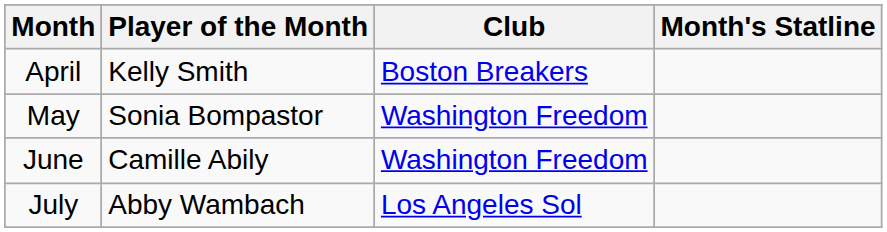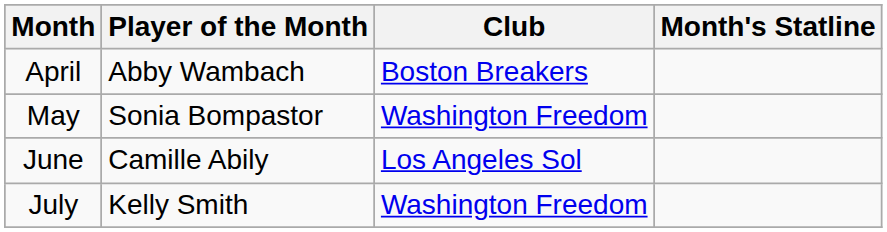(178, 71) Kelly Smith -> (207, 71) Abby Wambach
(514, 159) Washington Freedom -> (481, 159) Los Angeles Sol
(207, 204) Abby Wambach -> (178, 204) Kelly Smith
(481, 204) Los Angeles Sol -> (514, 204) Washington Freedom
